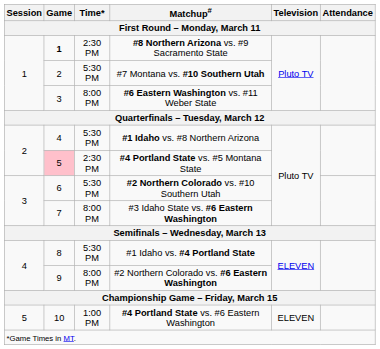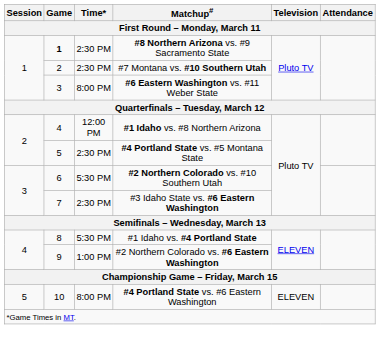(92, 73) 5:30 PM -> (94, 68) 2:30 PM
(92, 138) 5:30 PM -> (94, 128) 12:00 PM
(59, 163) pink background -> (59, 153) no background
(92, 213) 8:00 PM -> (94, 203) 2:30 PM
(92, 278) 8:00 PM -> (94, 257) 1:00 PM
(92, 318) 1:00 PM -> (94, 297) 8:00 PM
